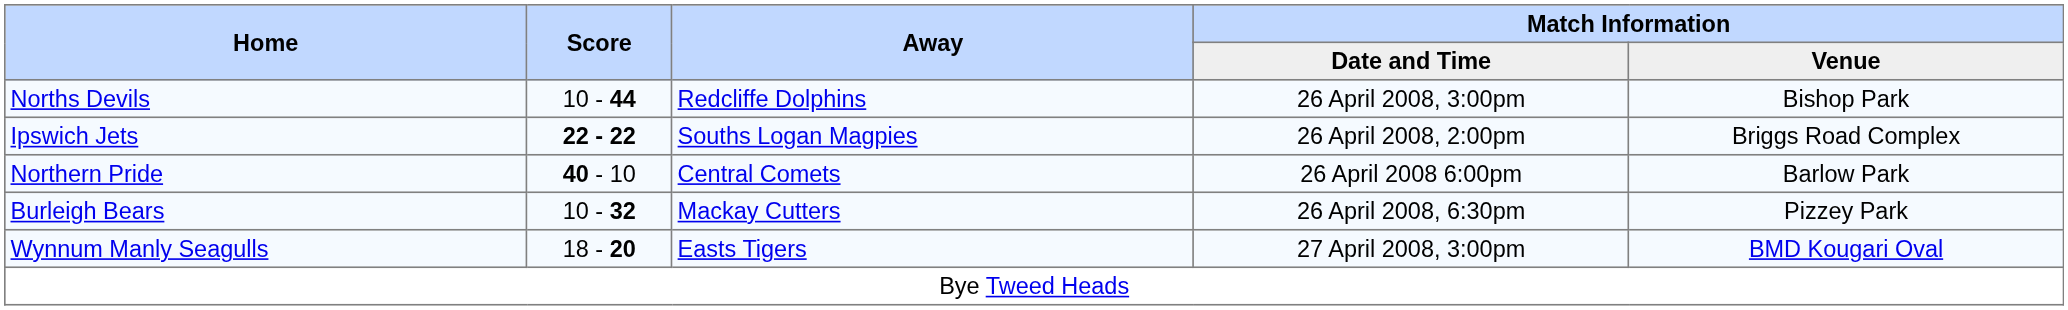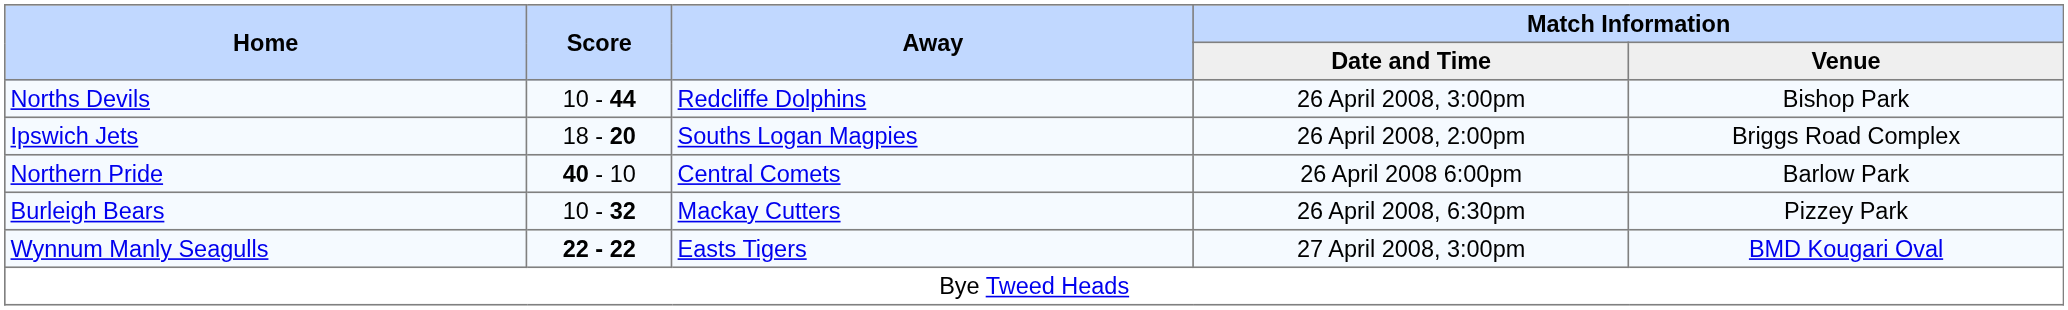(599, 136) 22 - 22 -> (599, 136) 18 - 20
(599, 249) 18 - 20 -> (599, 249) 22 - 22
